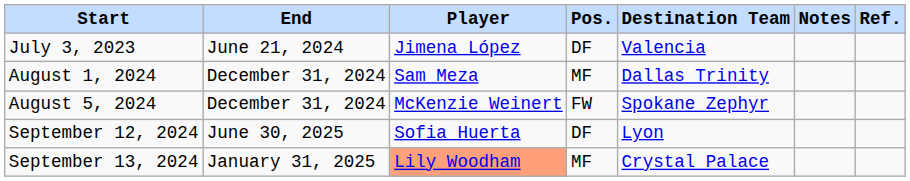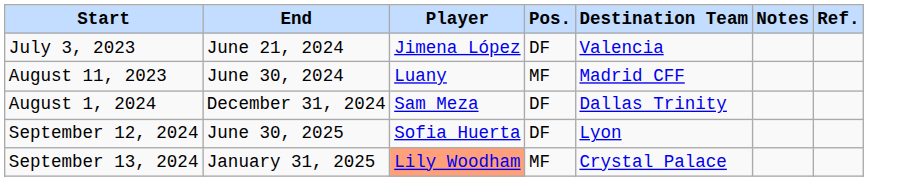+ row: (88, 76)
(582, 76) MF -> (539, 105) DF
- row: (83, 105)
